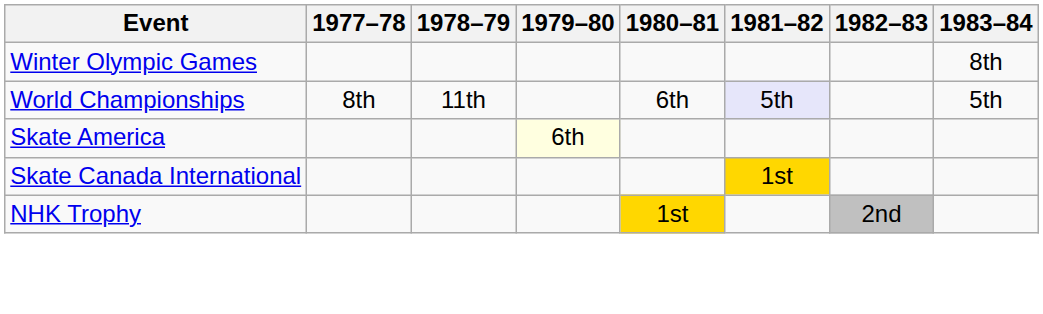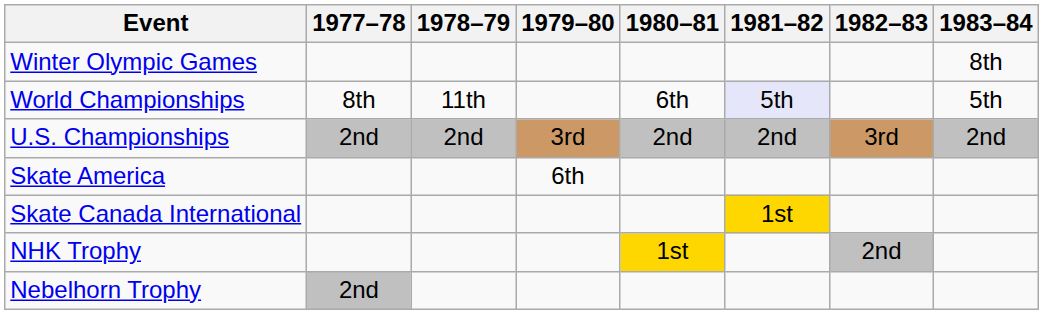+ row: (120, 137)
(568, 137) lightyellow background -> (568, 175) no background
+ row: (106, 289)
